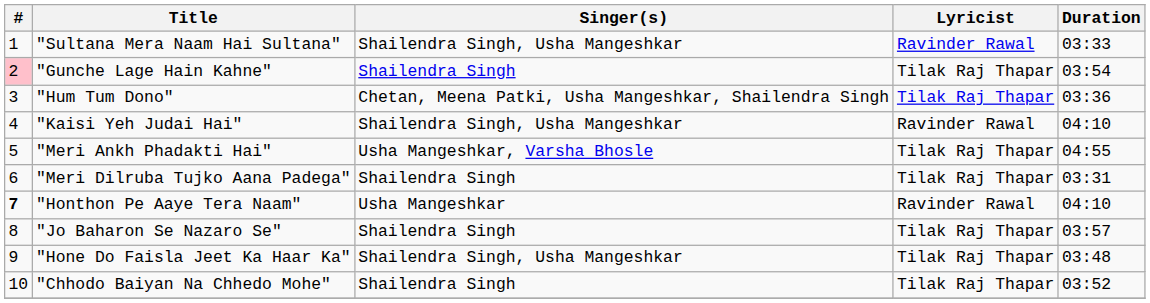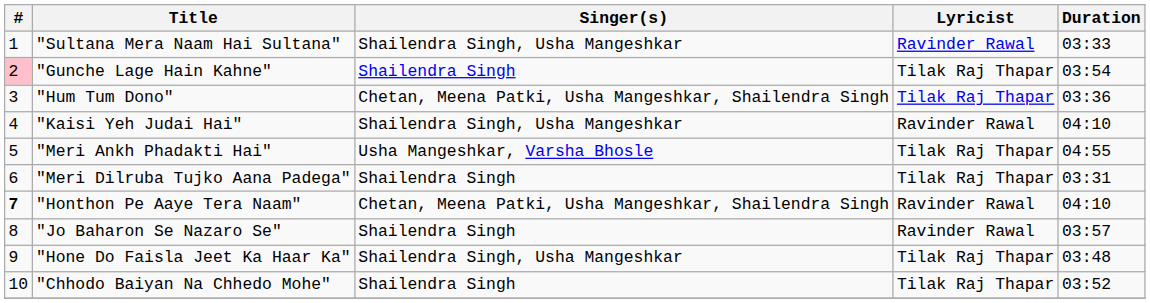(432, 205) Usha Mangeshkar -> (624, 205) Chetan, Meena Patki, Usha Mangeshkar, Shailendra Singh
(976, 232) Tilak Raj Thapar -> (966, 232) Ravinder Rawal
